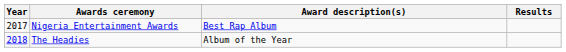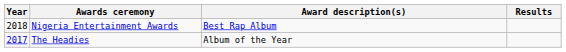(17, 26) 2017 -> (17, 26) 2018
(17, 40) 2018 -> (17, 40) 2017
